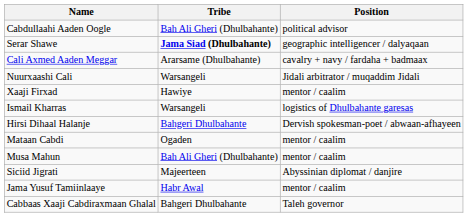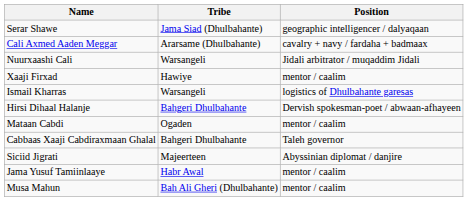- row: (59, 28)
(216, 44) bold -> (211, 28) normal
rows swapped: (81, 204) <-> (33, 156)
